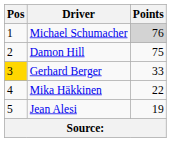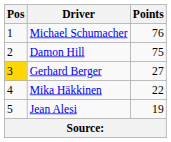(158, 33) lightgrey background -> (158, 33) no background
(158, 71) 33 -> (158, 71) 27
